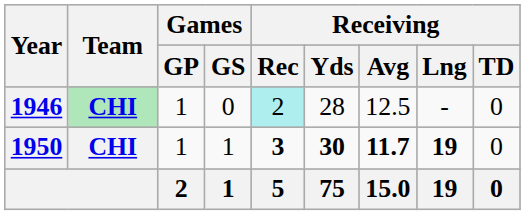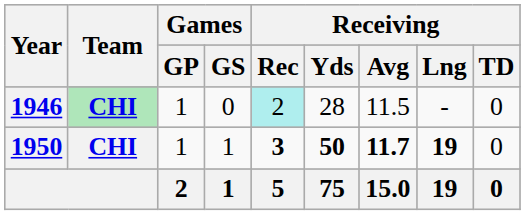(388, 106) 12.5 -> (388, 106) 11.5
(332, 147) 30 -> (332, 147) 50
